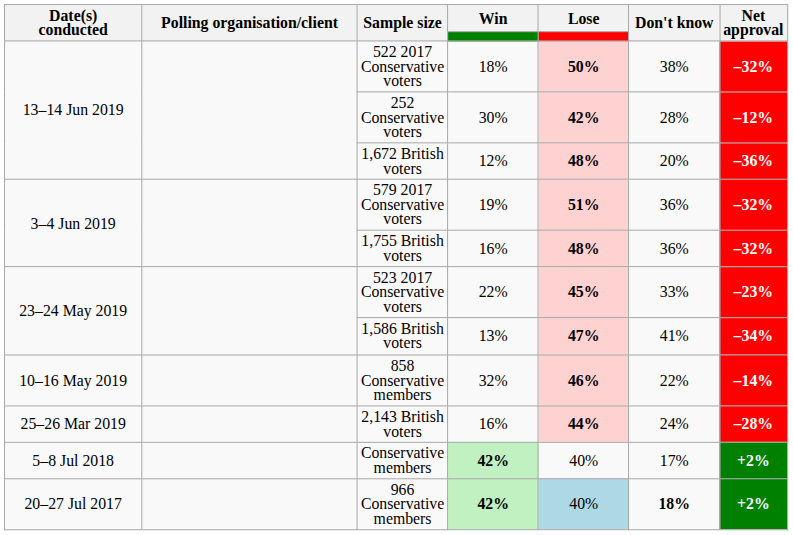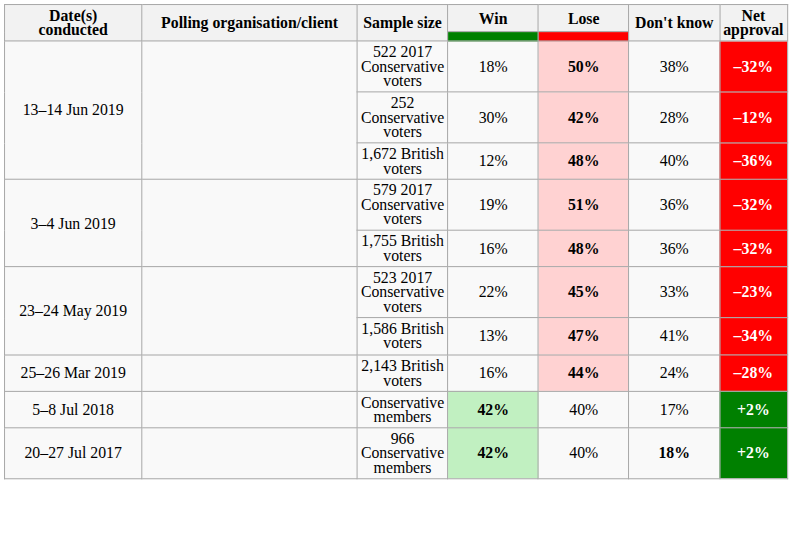(674, 161) 20% -> (674, 161) 40%
- row: (403, 380)
(584, 504) lightblue background -> (584, 453) no background
